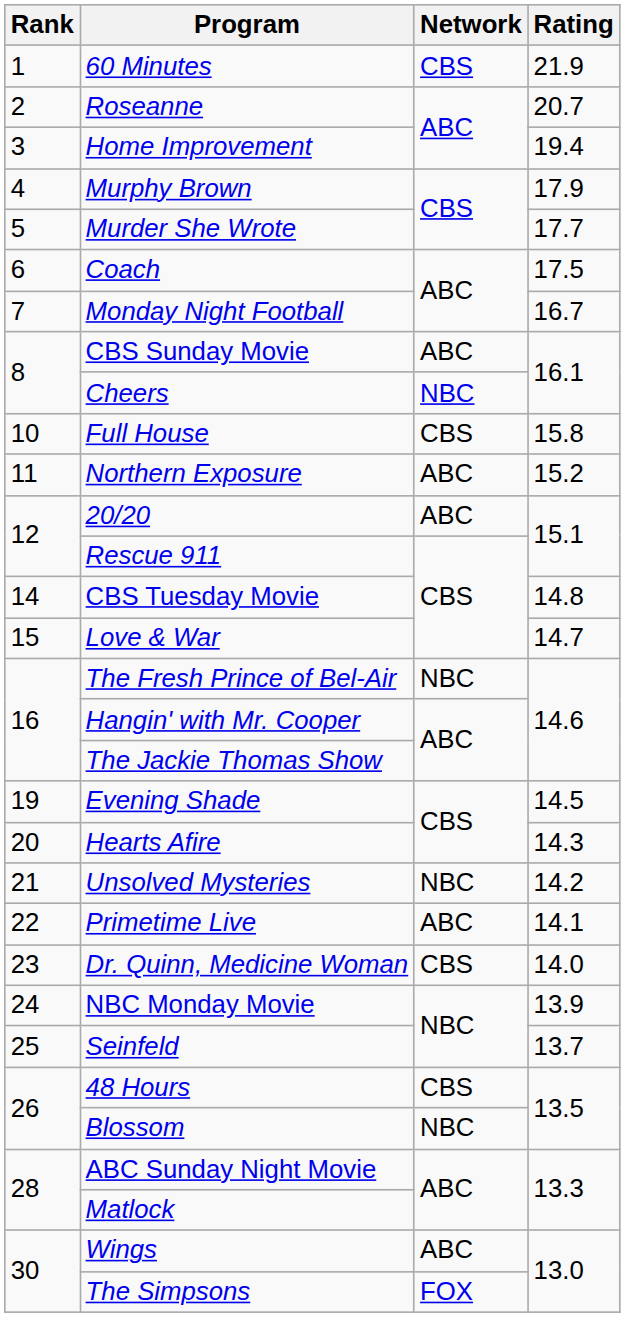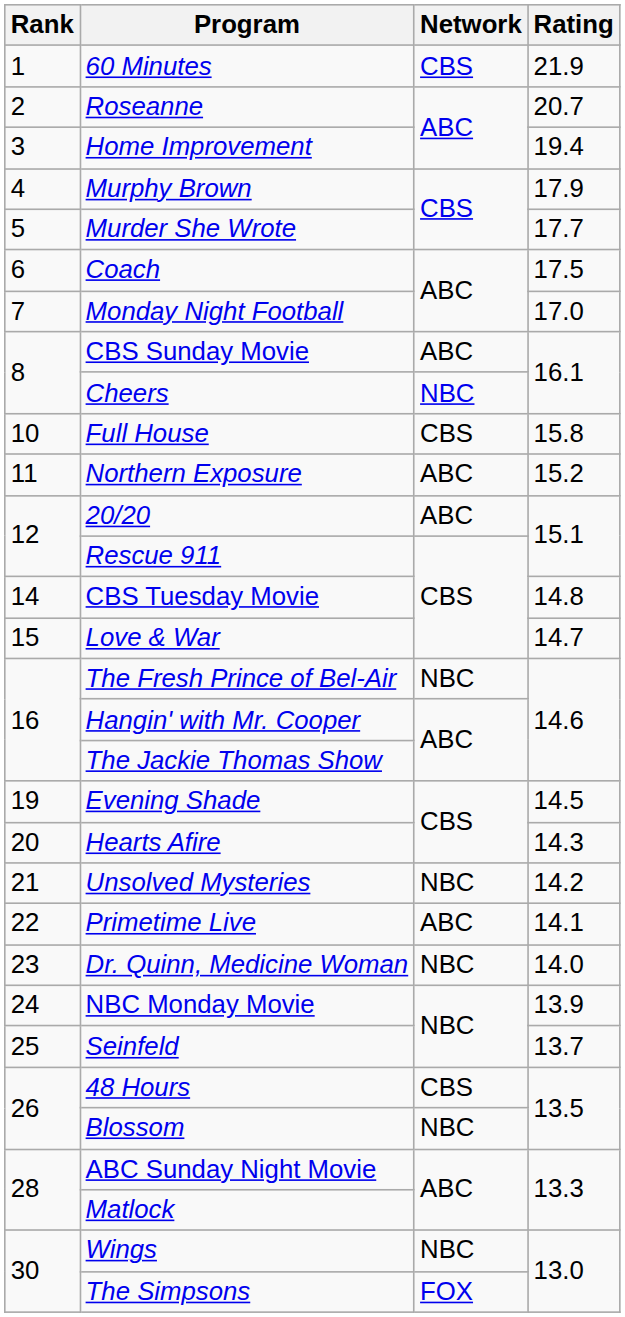(559, 310) 16.7 -> (559, 310) 17.0
(447, 964) CBS -> (447, 964) NBC
(447, 1250) ABC -> (447, 1250) NBC
